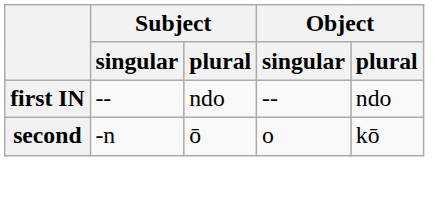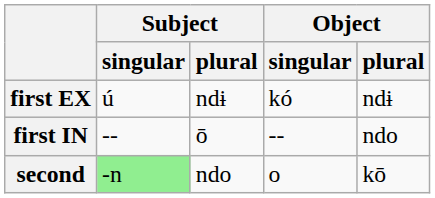+ row: (51, 98)
(207, 98) ndo -> (202, 135) ō
(105, 135) no background -> (112, 173) lightgreen background
(195, 135) ō -> (214, 173) ndo
